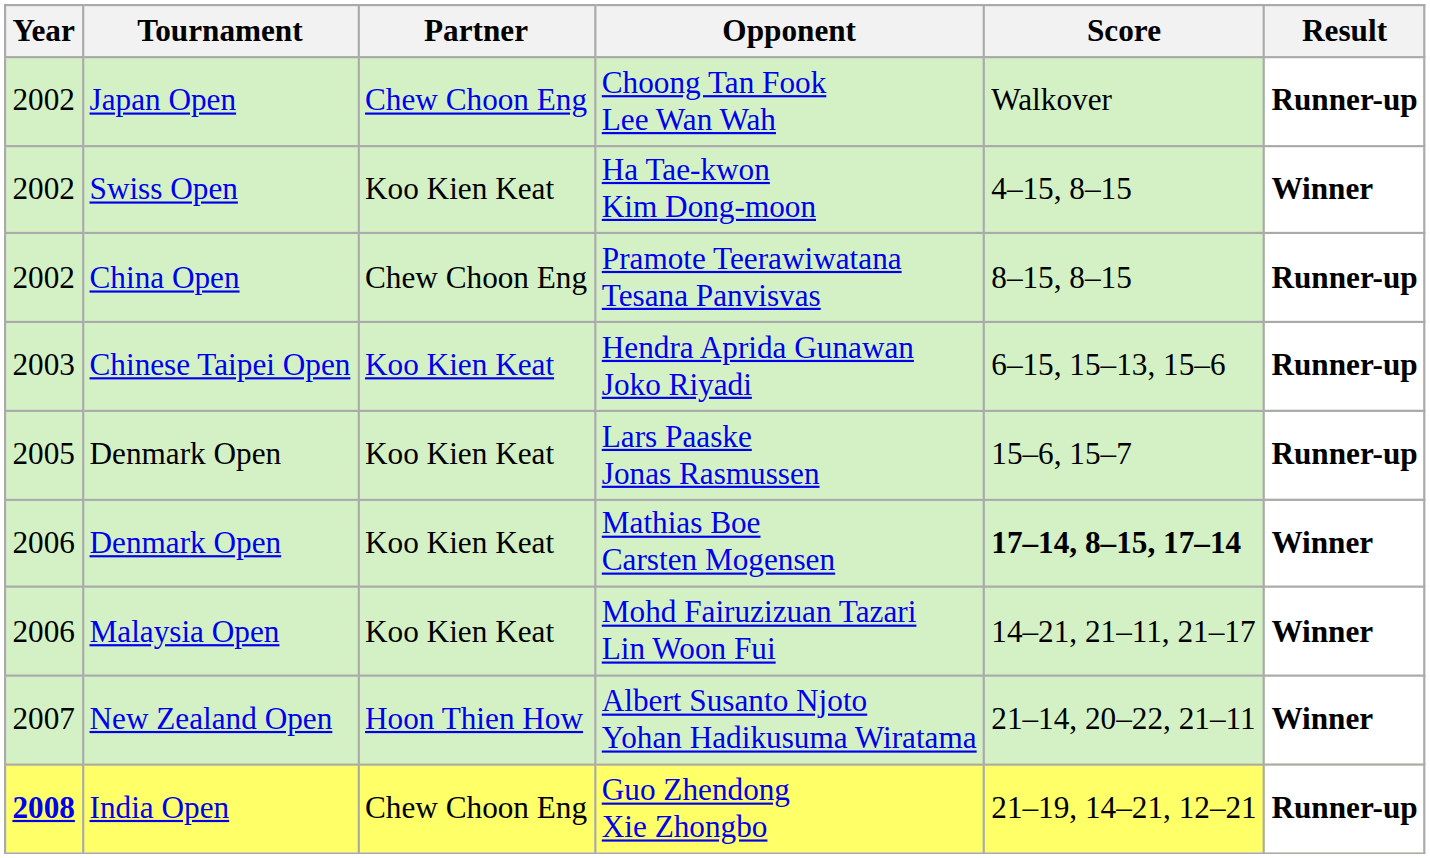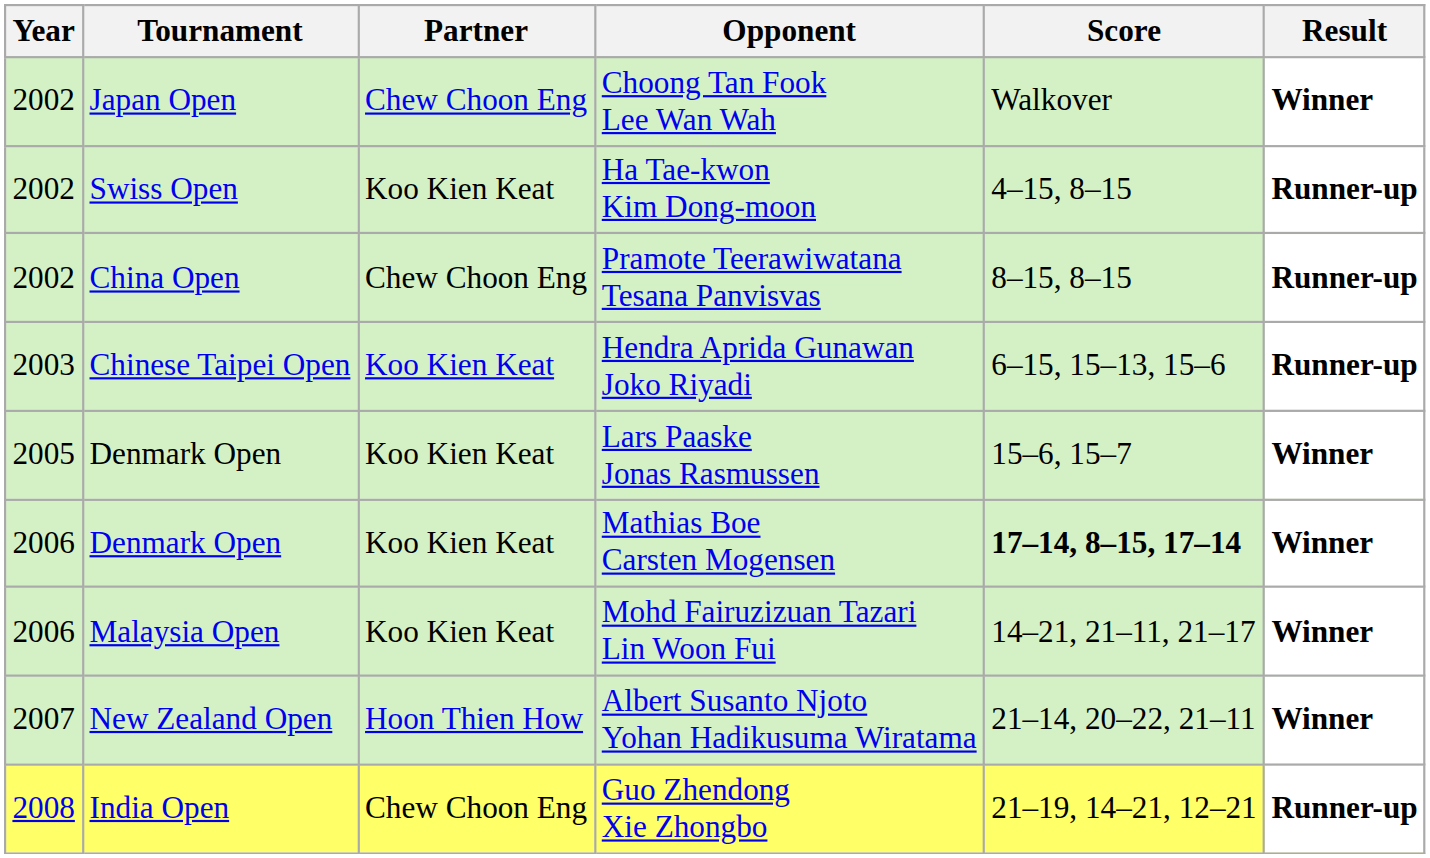(1345, 100) Runner-up -> (1322, 100) Winner
(1322, 189) Winner -> (1345, 189) Runner-up
(1345, 454) Runner-up -> (1322, 454) Winner
(44, 808) bold -> (44, 808) normal
